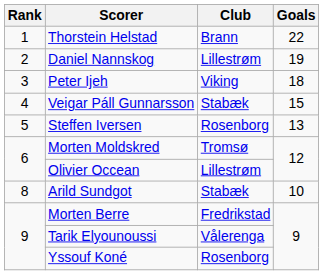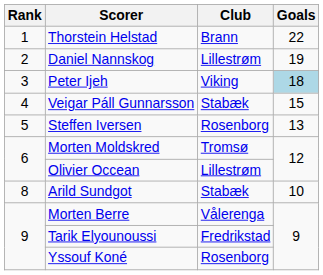(296, 81) no background -> (296, 81) lightblue background
(236, 214) Fredrikstad -> (233, 214) Vålerenga
(233, 236) Vålerenga -> (236, 236) Fredrikstad
